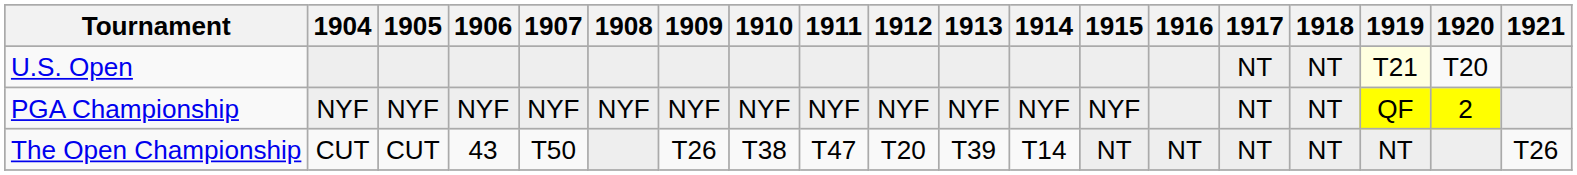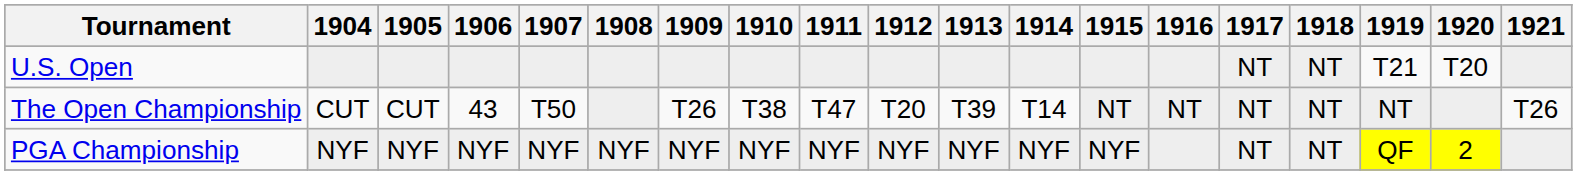(1395, 67) lightyellow background -> (1395, 67) no background
rows swapped: (156, 150) <-> (125, 109)
